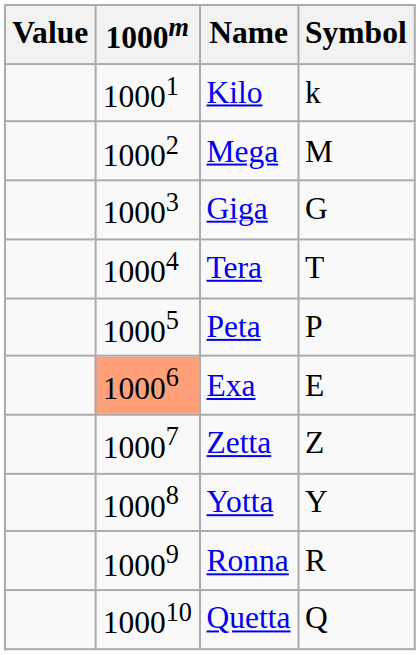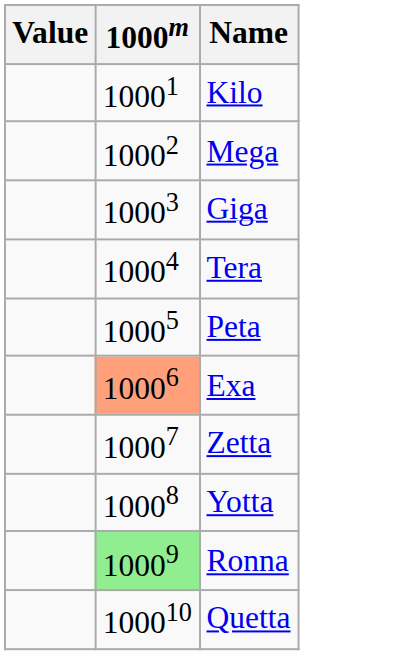- column: (356, 33)
(141, 560) no background -> (141, 560) lightgreen background
